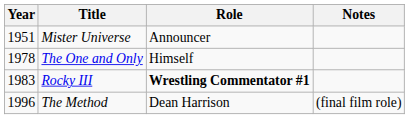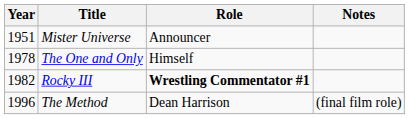(21, 80) 1983 -> (21, 80) 1982
